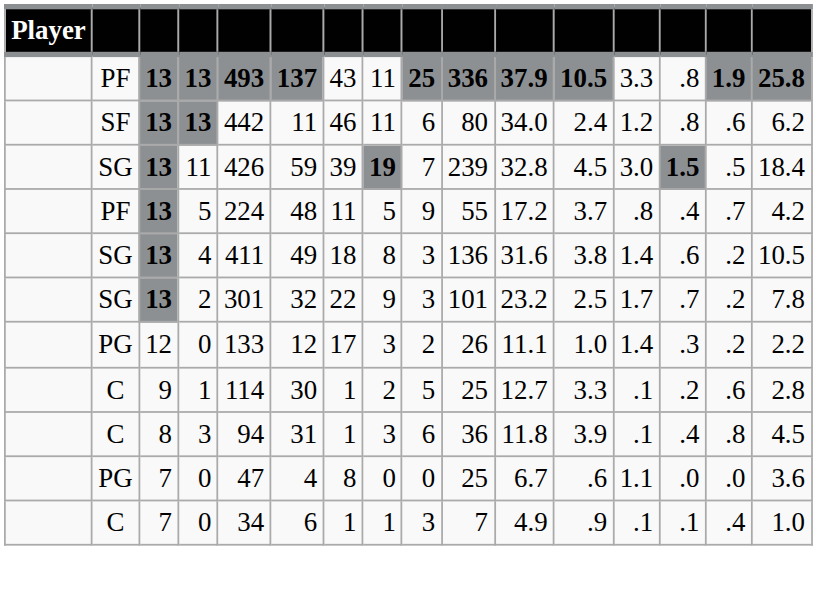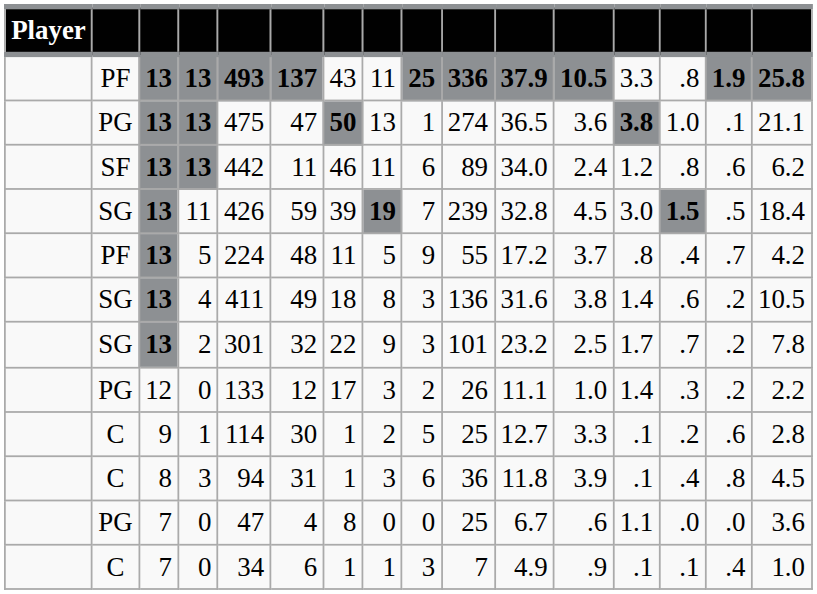+ row: (115, 122)
(475, 122) 80 -> (475, 167) 89
